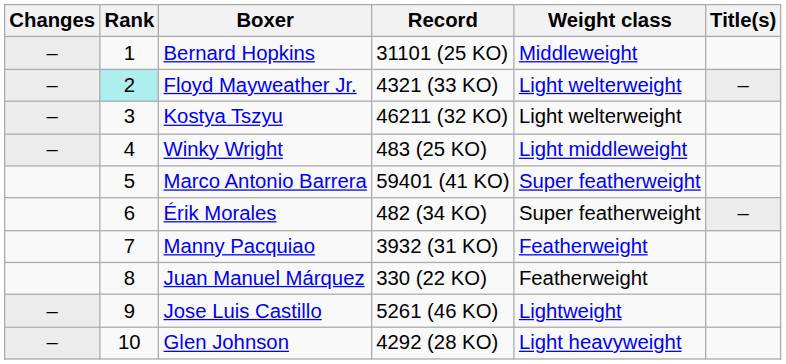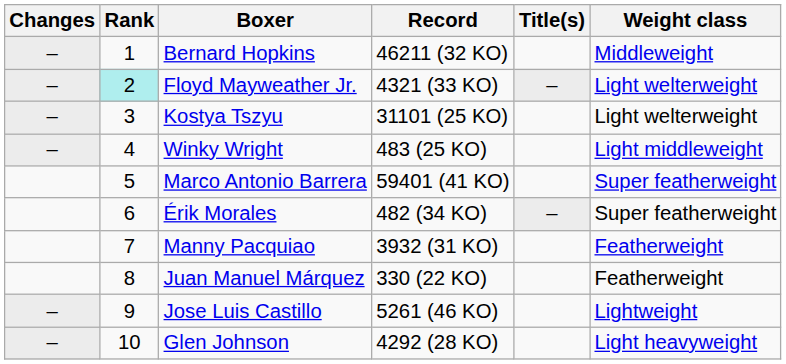columns swapped: (610, 20) <-> (743, 20)
(442, 52) 31101 (25 KO) -> (442, 52) 46211 (32 KO)
(442, 117) 46211 (32 KO) -> (442, 117) 31101 (25 KO)
